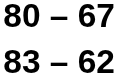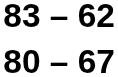rows swapped: (59, 15) <-> (59, 61)
